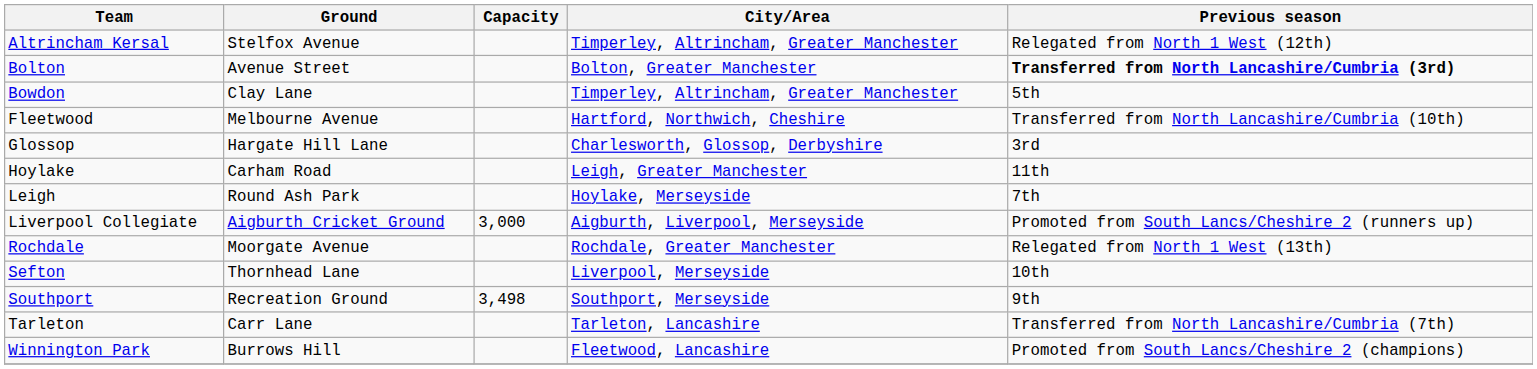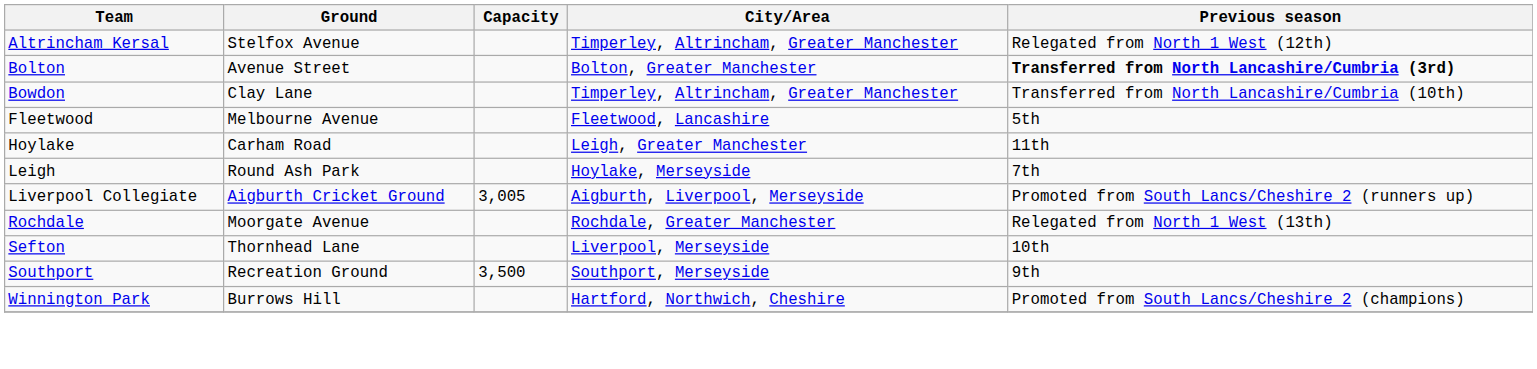(1026, 94) 5th -> (1238, 94) Transferred from North Lancashire/Cumbria (10th)
(708, 120) Hartford, Northwich, Cheshire -> (670, 120) Fleetwood, Lancashire
(1238, 120) Transferred from North Lancashire/Cumbria (10th) -> (1026, 120) 5th
- row: (41, 146)
(502, 223) 3,000 -> (502, 197) 3,005
(502, 299) 3,498 -> (502, 274) 3,500
- row: (46, 325)
(670, 351) Fleetwood, Lancashire -> (708, 299) Hartford, Northwich, Cheshire
